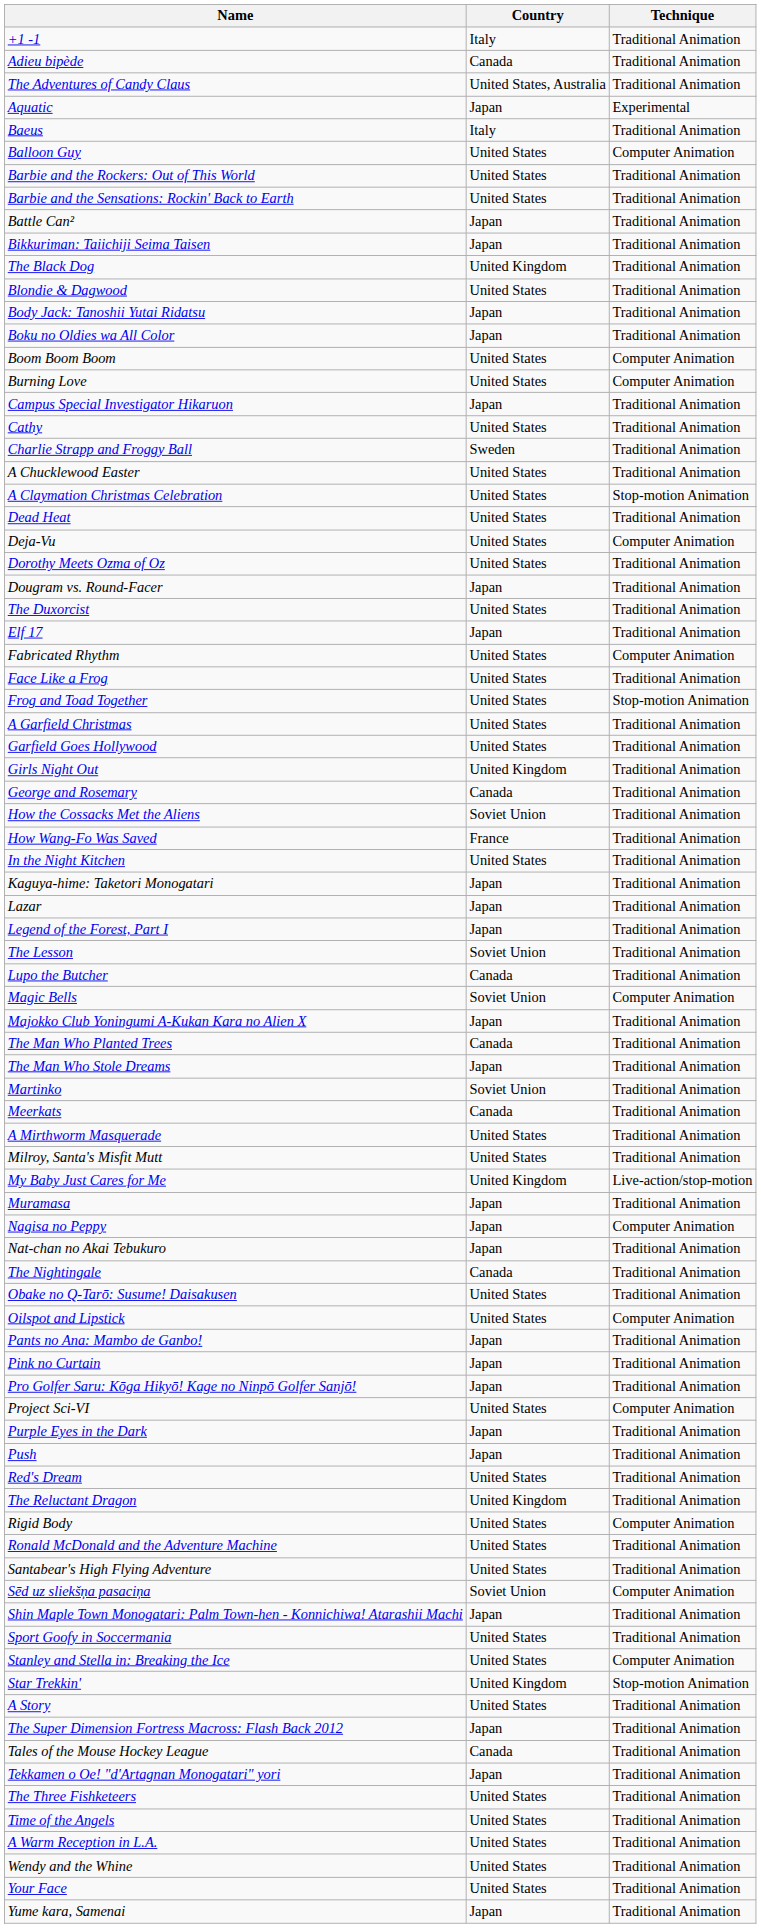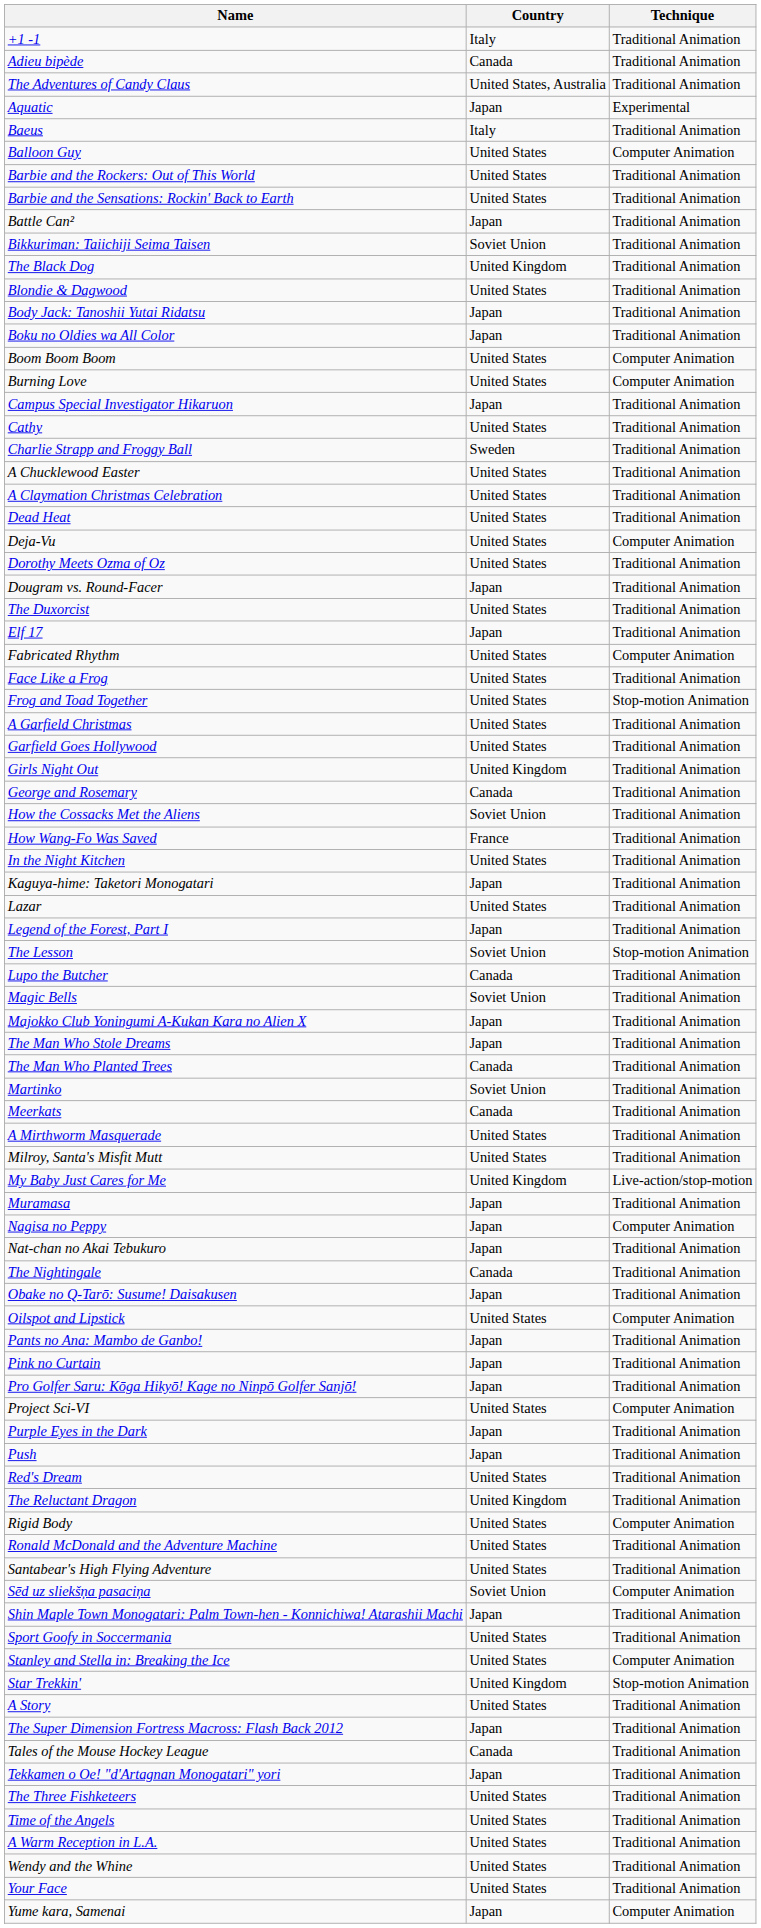(486, 244) Japan -> (508, 244) Soviet Union
(681, 495) Stop-motion Animation -> (676, 495) Traditional Animation
(486, 906) Japan -> (508, 906) United States
(676, 952) Traditional Animation -> (681, 952) Stop-motion Animation
(673, 997) Computer Animation -> (676, 997) Traditional Animation
rows swapped: (90, 1043) <-> (89, 1066)
(508, 1294) United States -> (486, 1294) Japan
(676, 1911) Traditional Animation -> (673, 1911) Computer Animation
